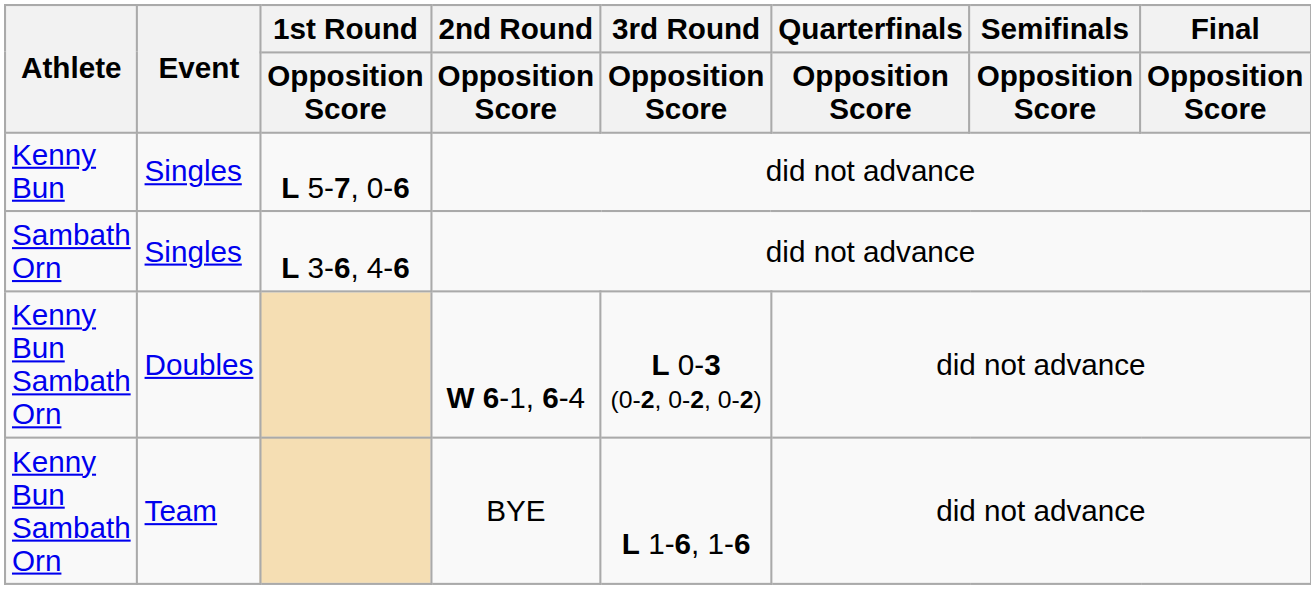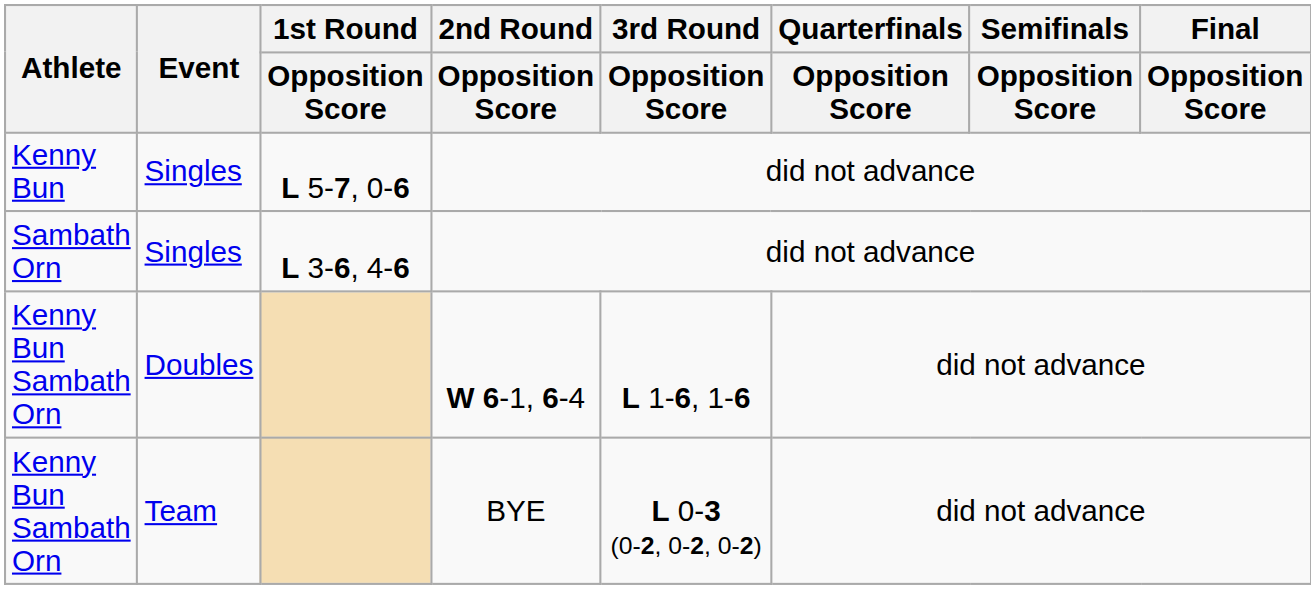(686, 381) L 0-3 (0-2, 0-2, 0-2) -> (686, 398) L 1-6, 1-6
(686, 543) L 1-6, 1-6 -> (686, 527) L 0-3 (0-2, 0-2, 0-2)
